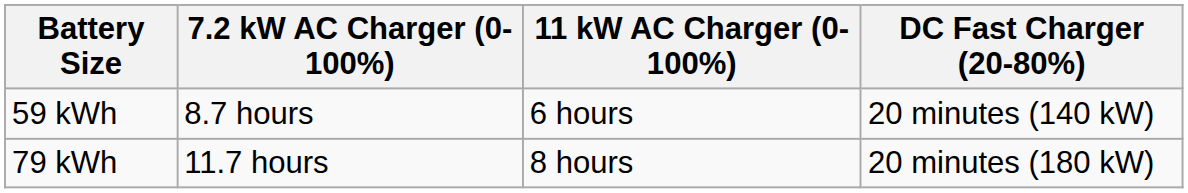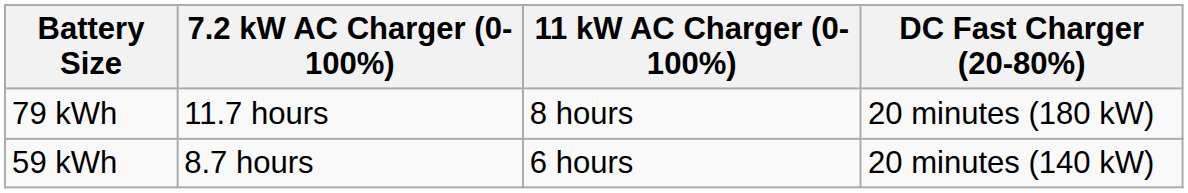rows swapped: (65, 113) <-> (65, 162)
